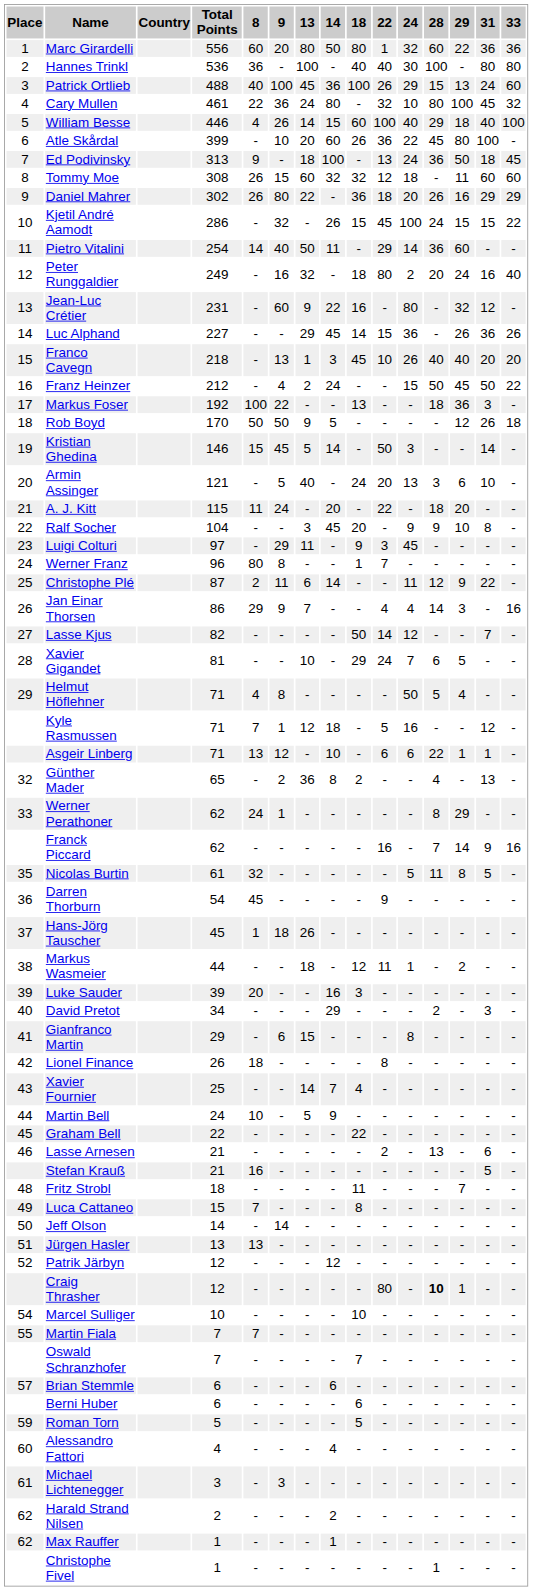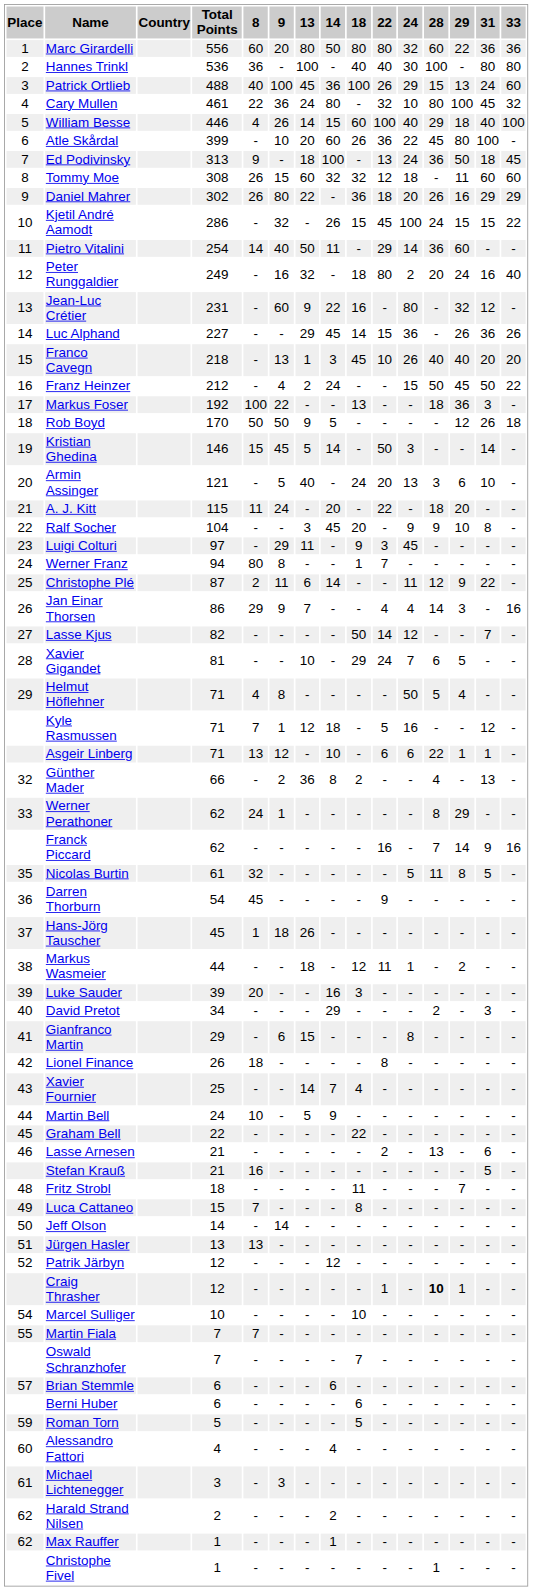(385, 48) 1 -> (385, 48) 80
(217, 564) 96 -> (217, 564) 94
(217, 780) 65 -> (217, 780) 66
(385, 1289) 80 -> (385, 1289) 1
